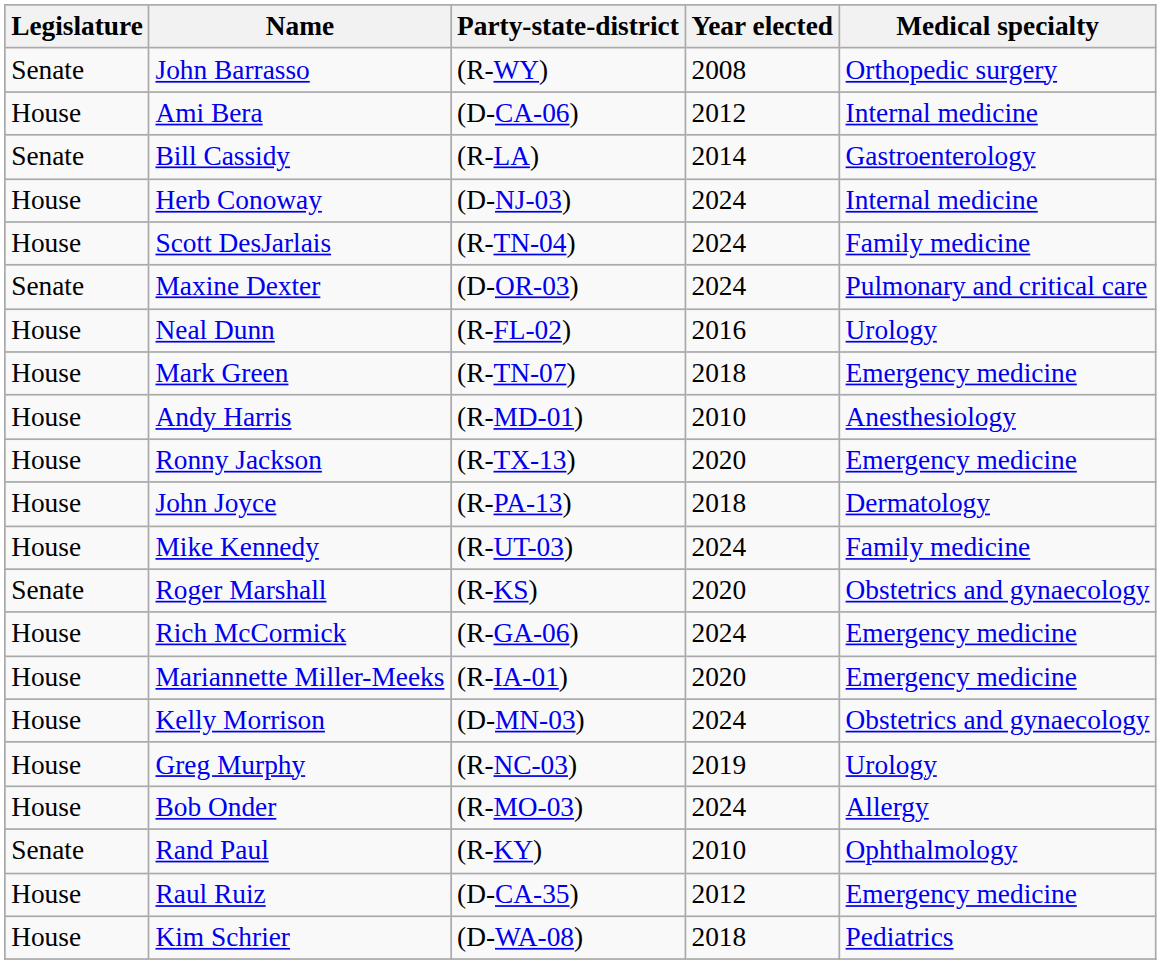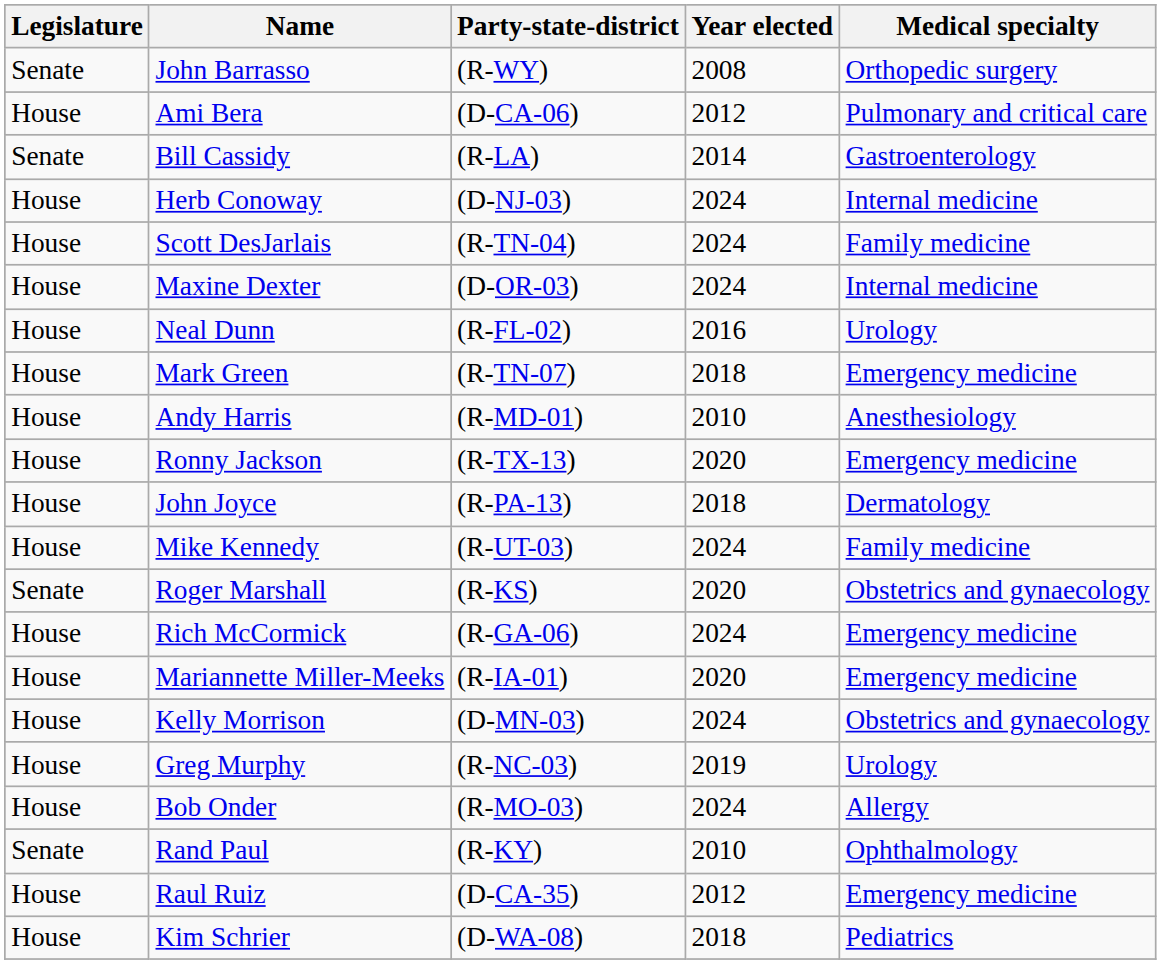(942, 112) Internal medicine -> (996, 112) Pulmonary and critical care
(48, 286) Senate -> (46, 286) House
(996, 286) Pulmonary and critical care -> (942, 286) Internal medicine
